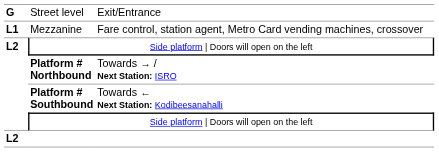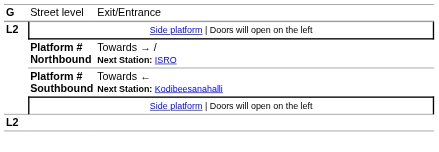- row: (56, 29)
